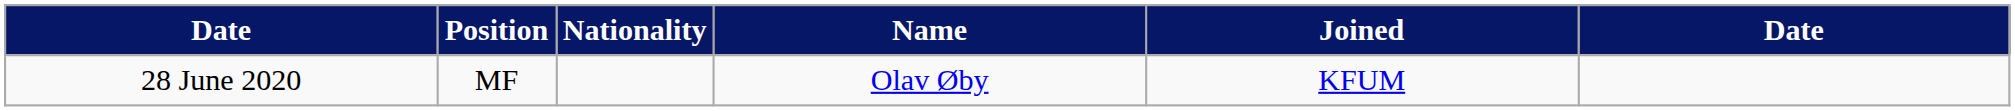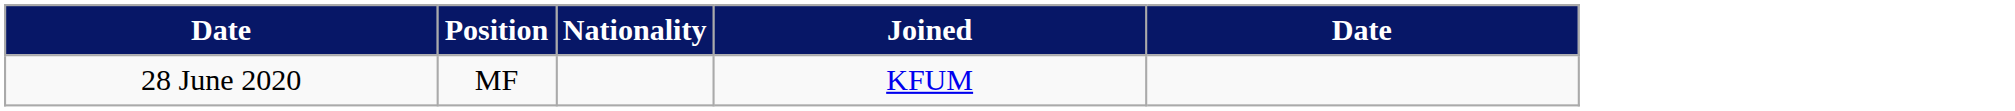- column: (930, 29)
